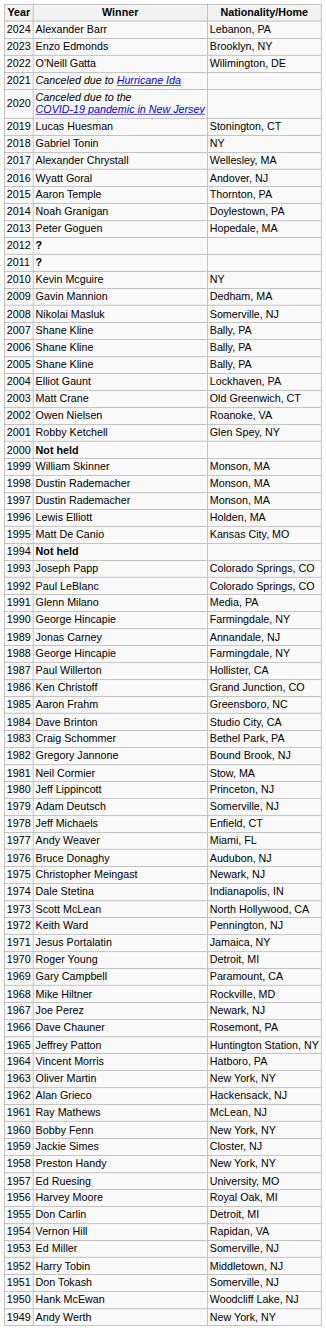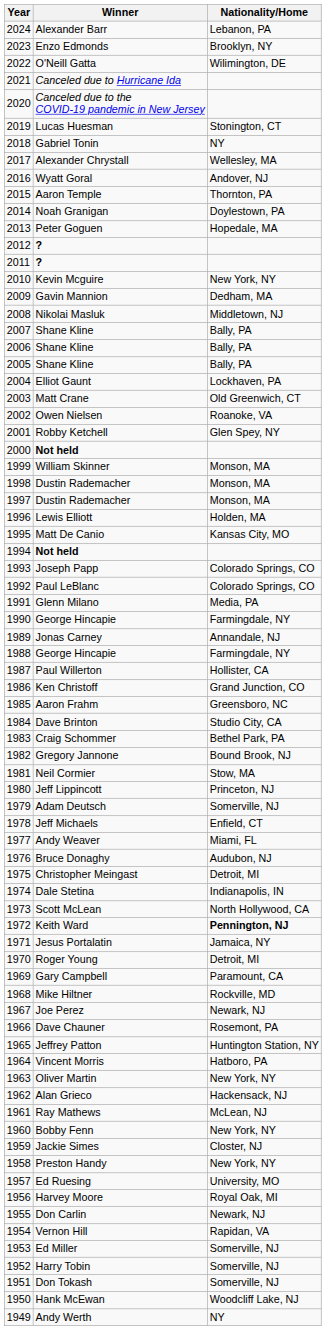(217, 280) NY -> (243, 280) New York, NY
(244, 314) Somerville, NJ -> (246, 314) Middletown, NJ
(237, 875) Newark, NJ -> (234, 875) Detroit, MI
(246, 926) normal -> (249, 926) bold
(234, 1215) Detroit, MI -> (237, 1215) Newark, NJ
(246, 1266) Middletown, NJ -> (244, 1266) Somerville, NJ
(243, 1317) New York, NY -> (217, 1317) NY
